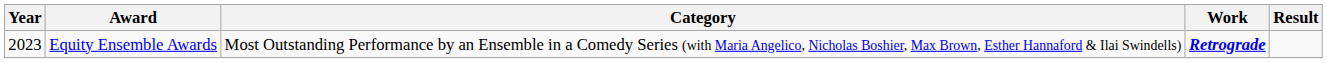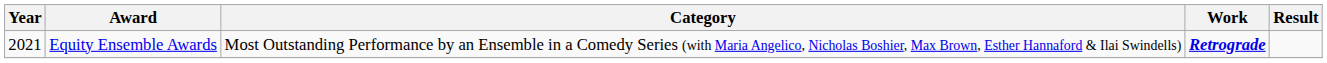(25, 44) 2023 -> (25, 44) 2021
